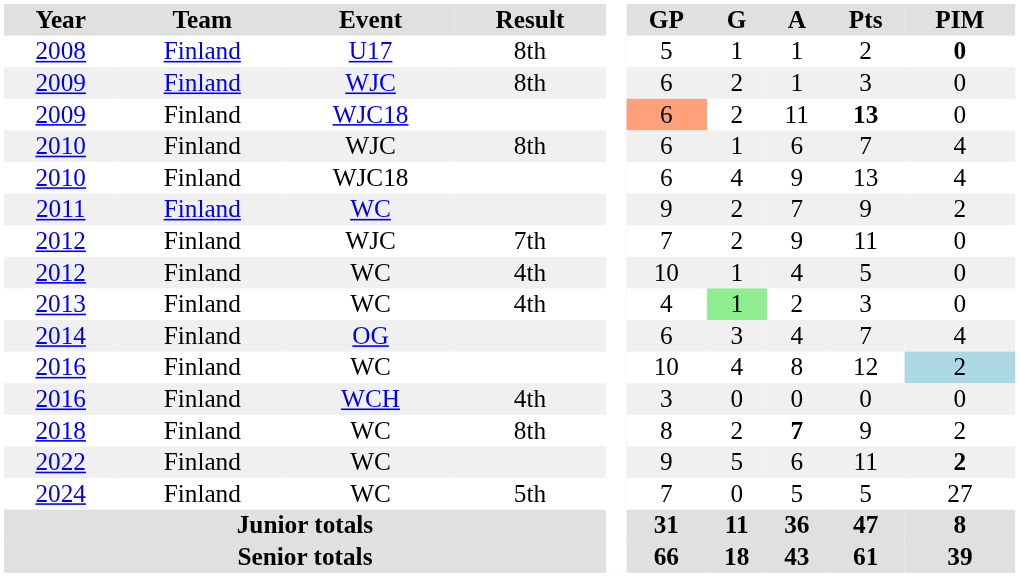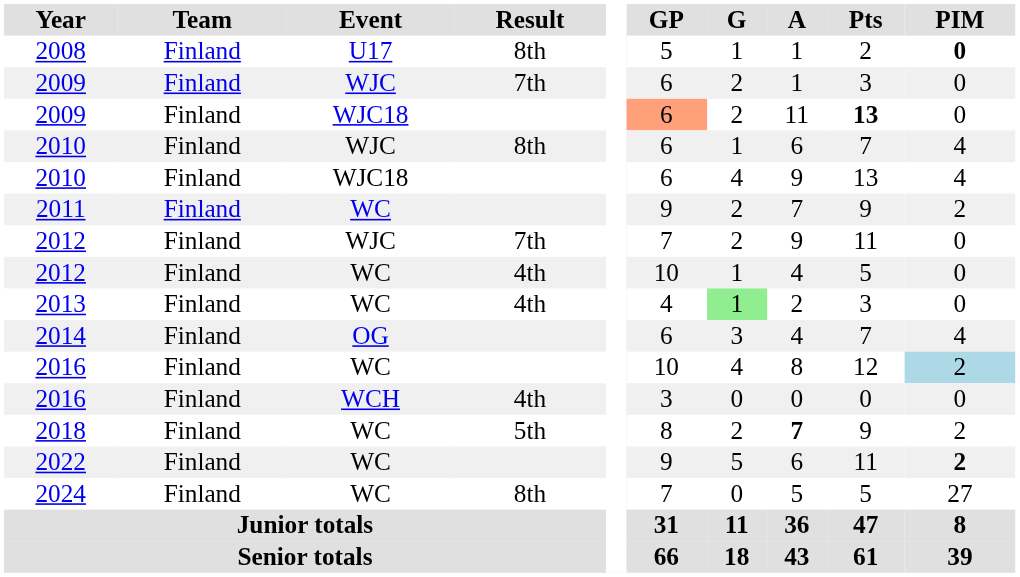(530, 82) 8th -> (530, 82) 7th
(530, 430) 8th -> (530, 430) 5th
(530, 493) 5th -> (530, 493) 8th
